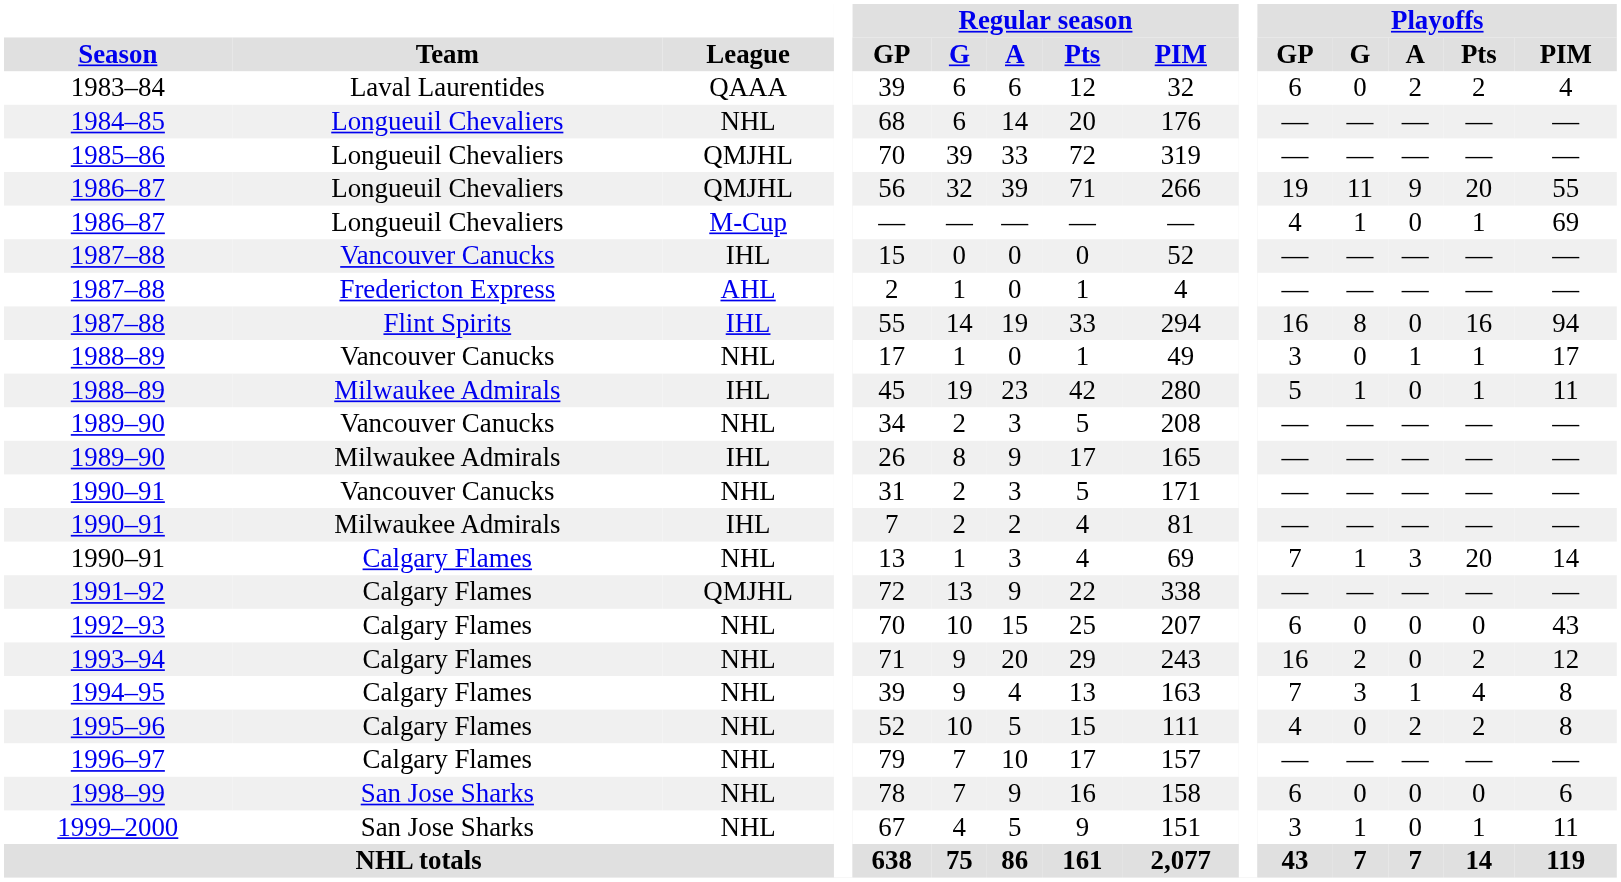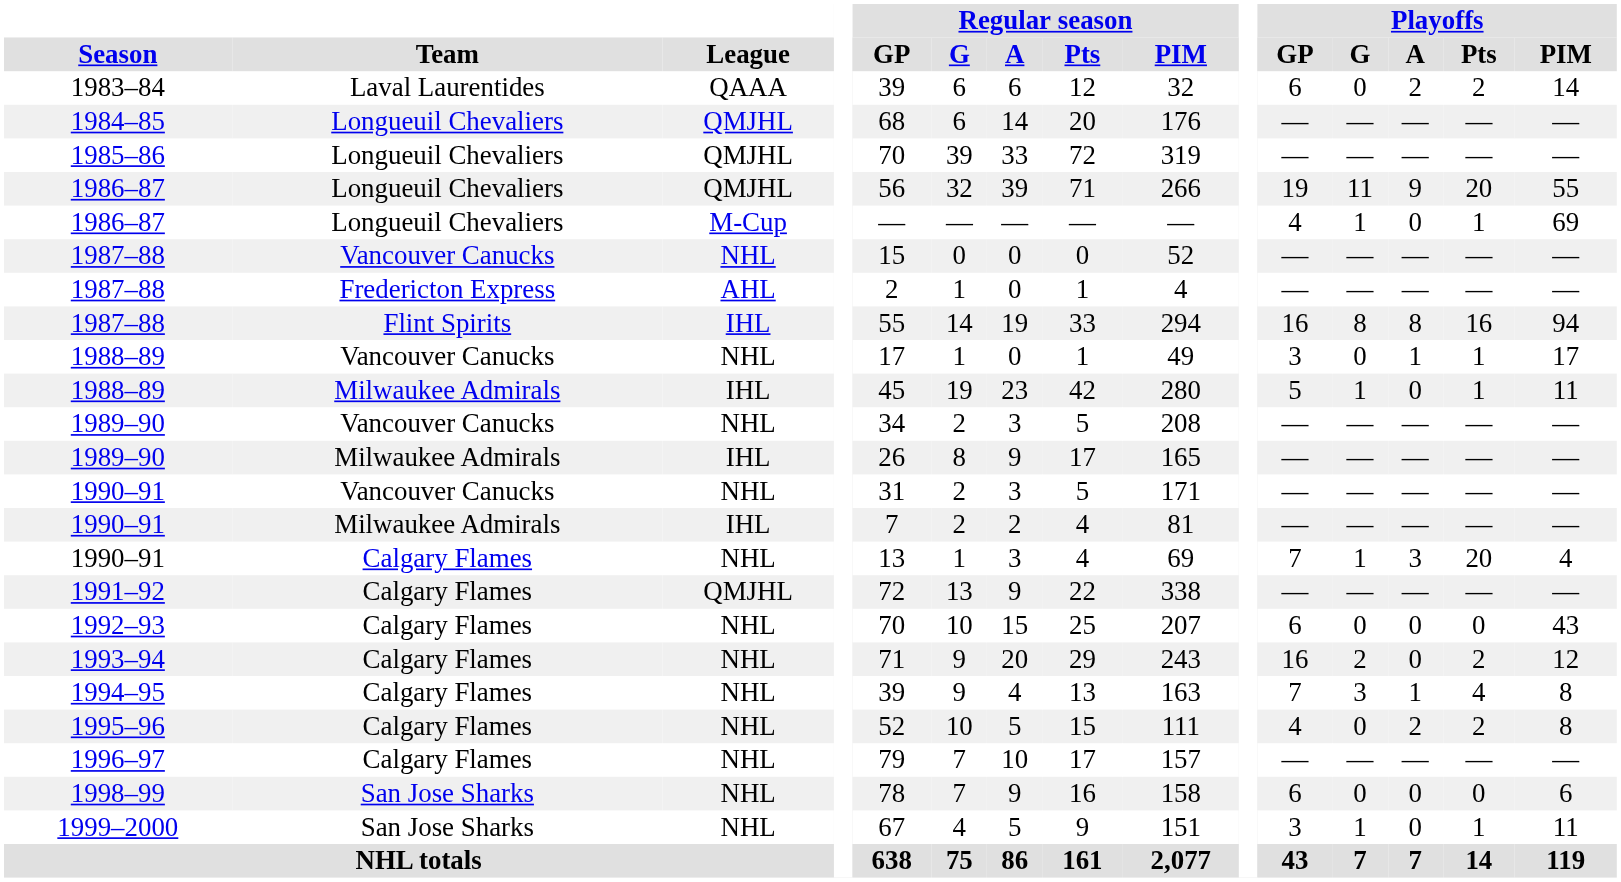(1566, 87) 4 -> (1566, 87) 14
(748, 121) NHL -> (748, 121) QMJHL
(748, 255) IHL -> (748, 255) NHL
(1415, 322) 0 -> (1415, 322) 8
(1566, 558) 14 -> (1566, 558) 4
